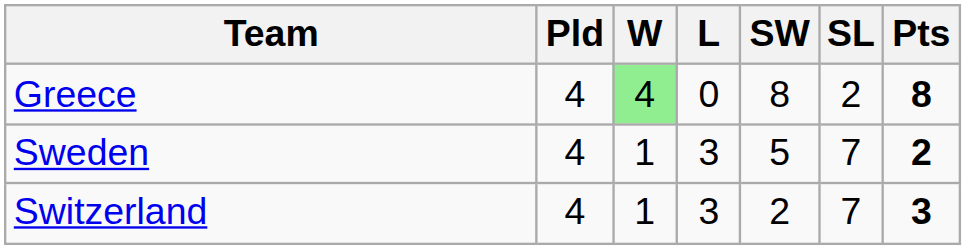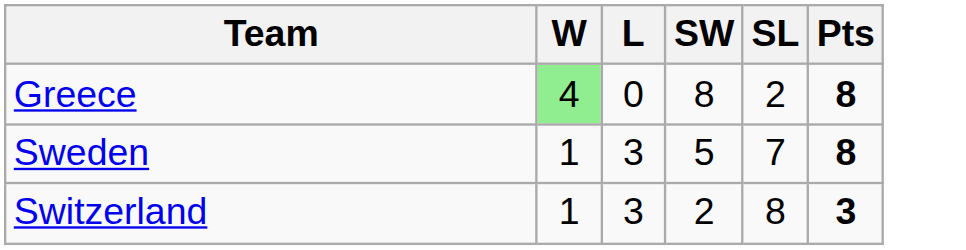- column: (575, 34)
(921, 152) 2 -> (846, 152) 8
(851, 212) 7 -> (775, 212) 8
